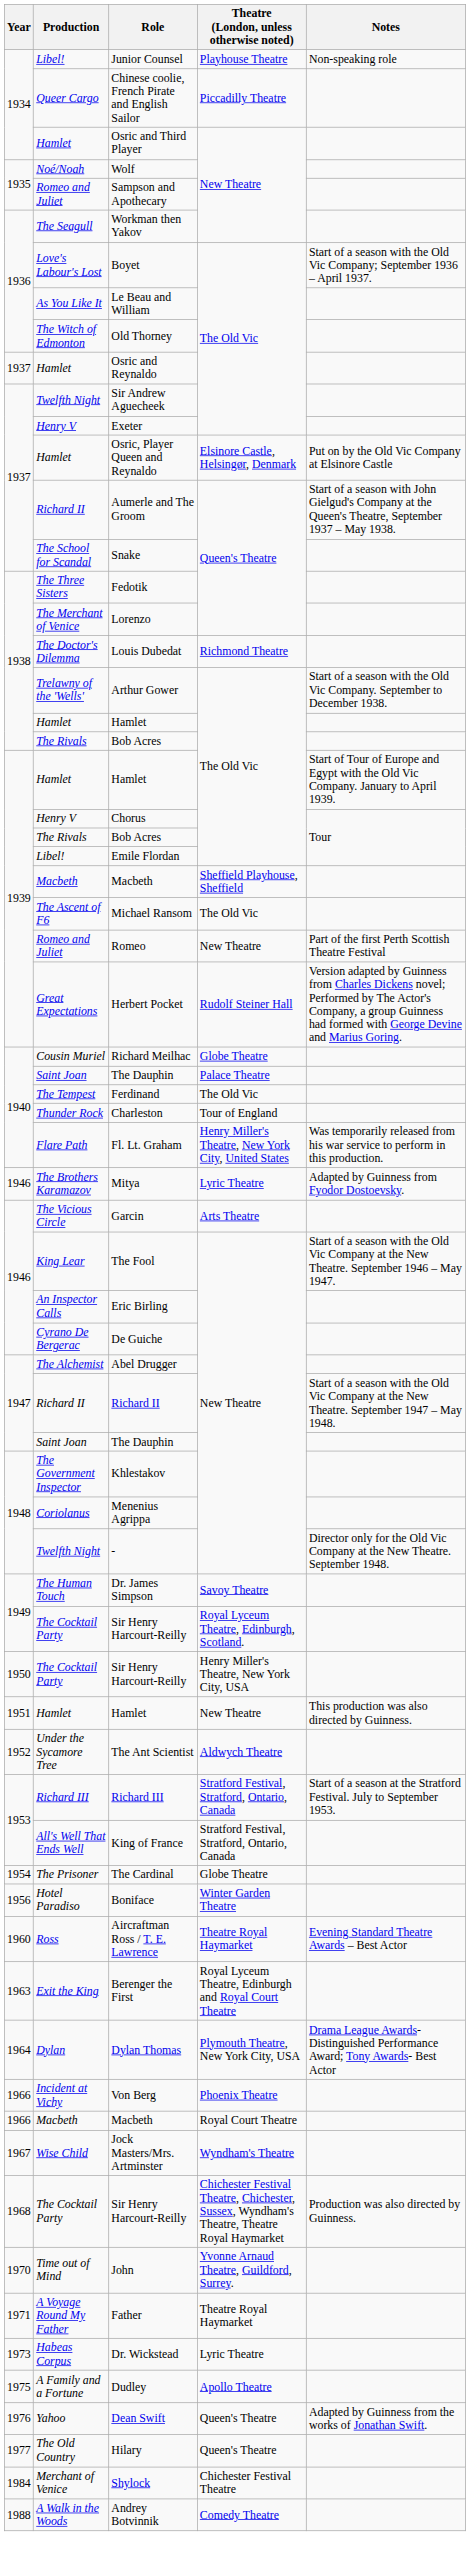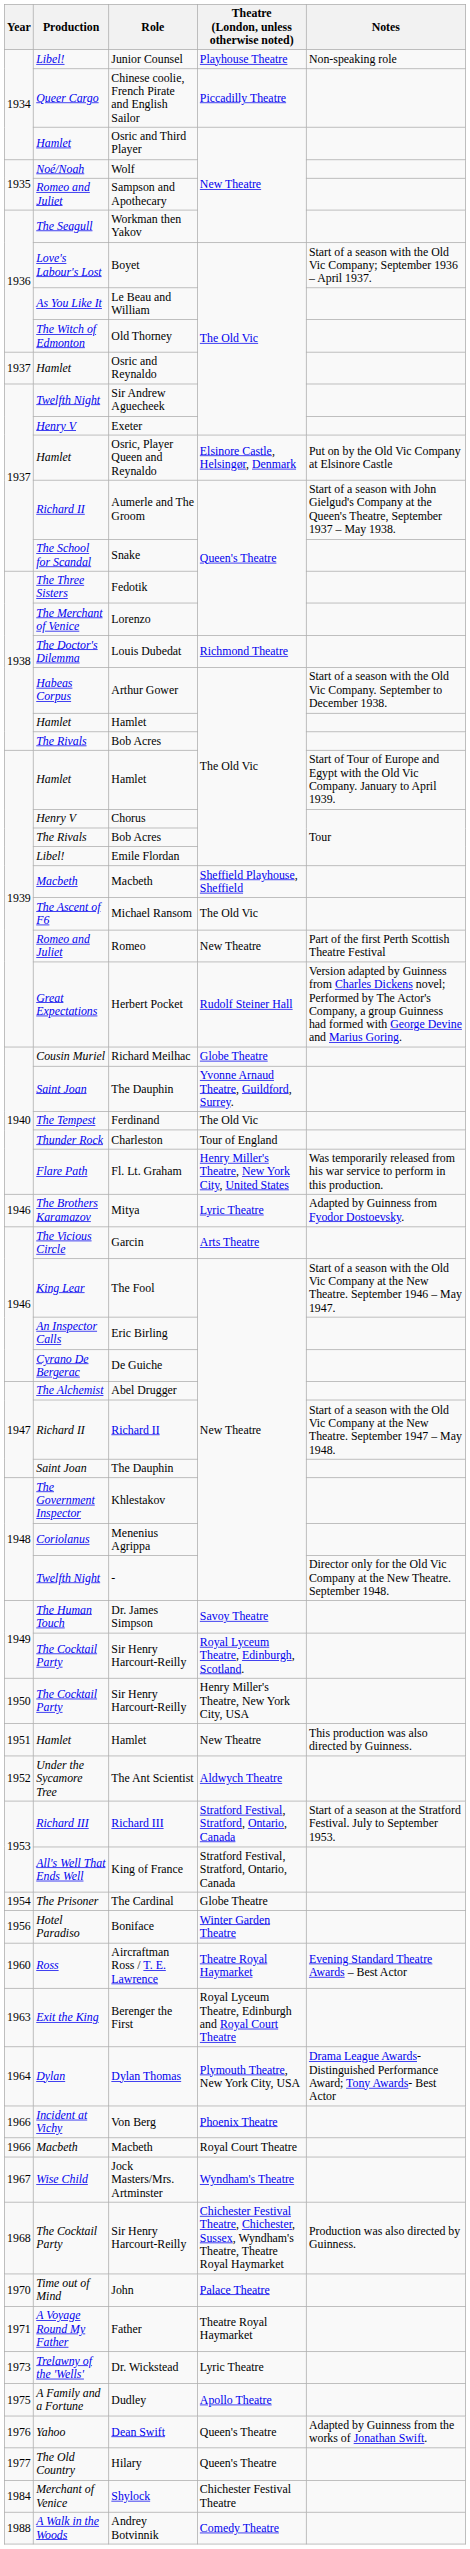(64, 690) Trelawny of the 'Wells' -> (54, 690) Habeas Corpus
(235, 1075) Palace Theatre -> (246, 1088) Yvonne Arnaud Theatre, Guildford, Surrey.
(246, 2270) Yvonne Arnaud Theatre, Guildford, Surrey. -> (235, 2290) Palace Theatre
(54, 2354) Habeas Corpus -> (64, 2367) Trelawny of the 'Wells'
